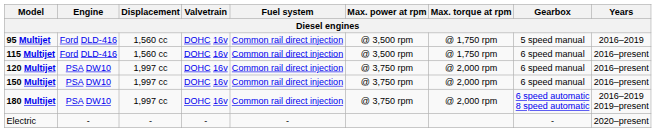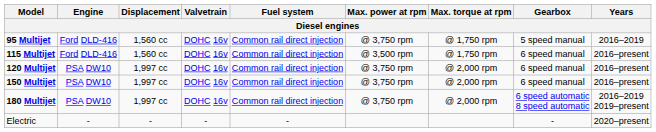(387, 39) @ 3,500 rpm -> (387, 39) @ 3,750 rpm
